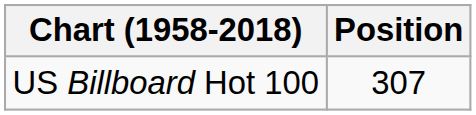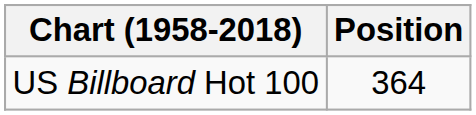(399, 82) 307 -> (399, 82) 364
